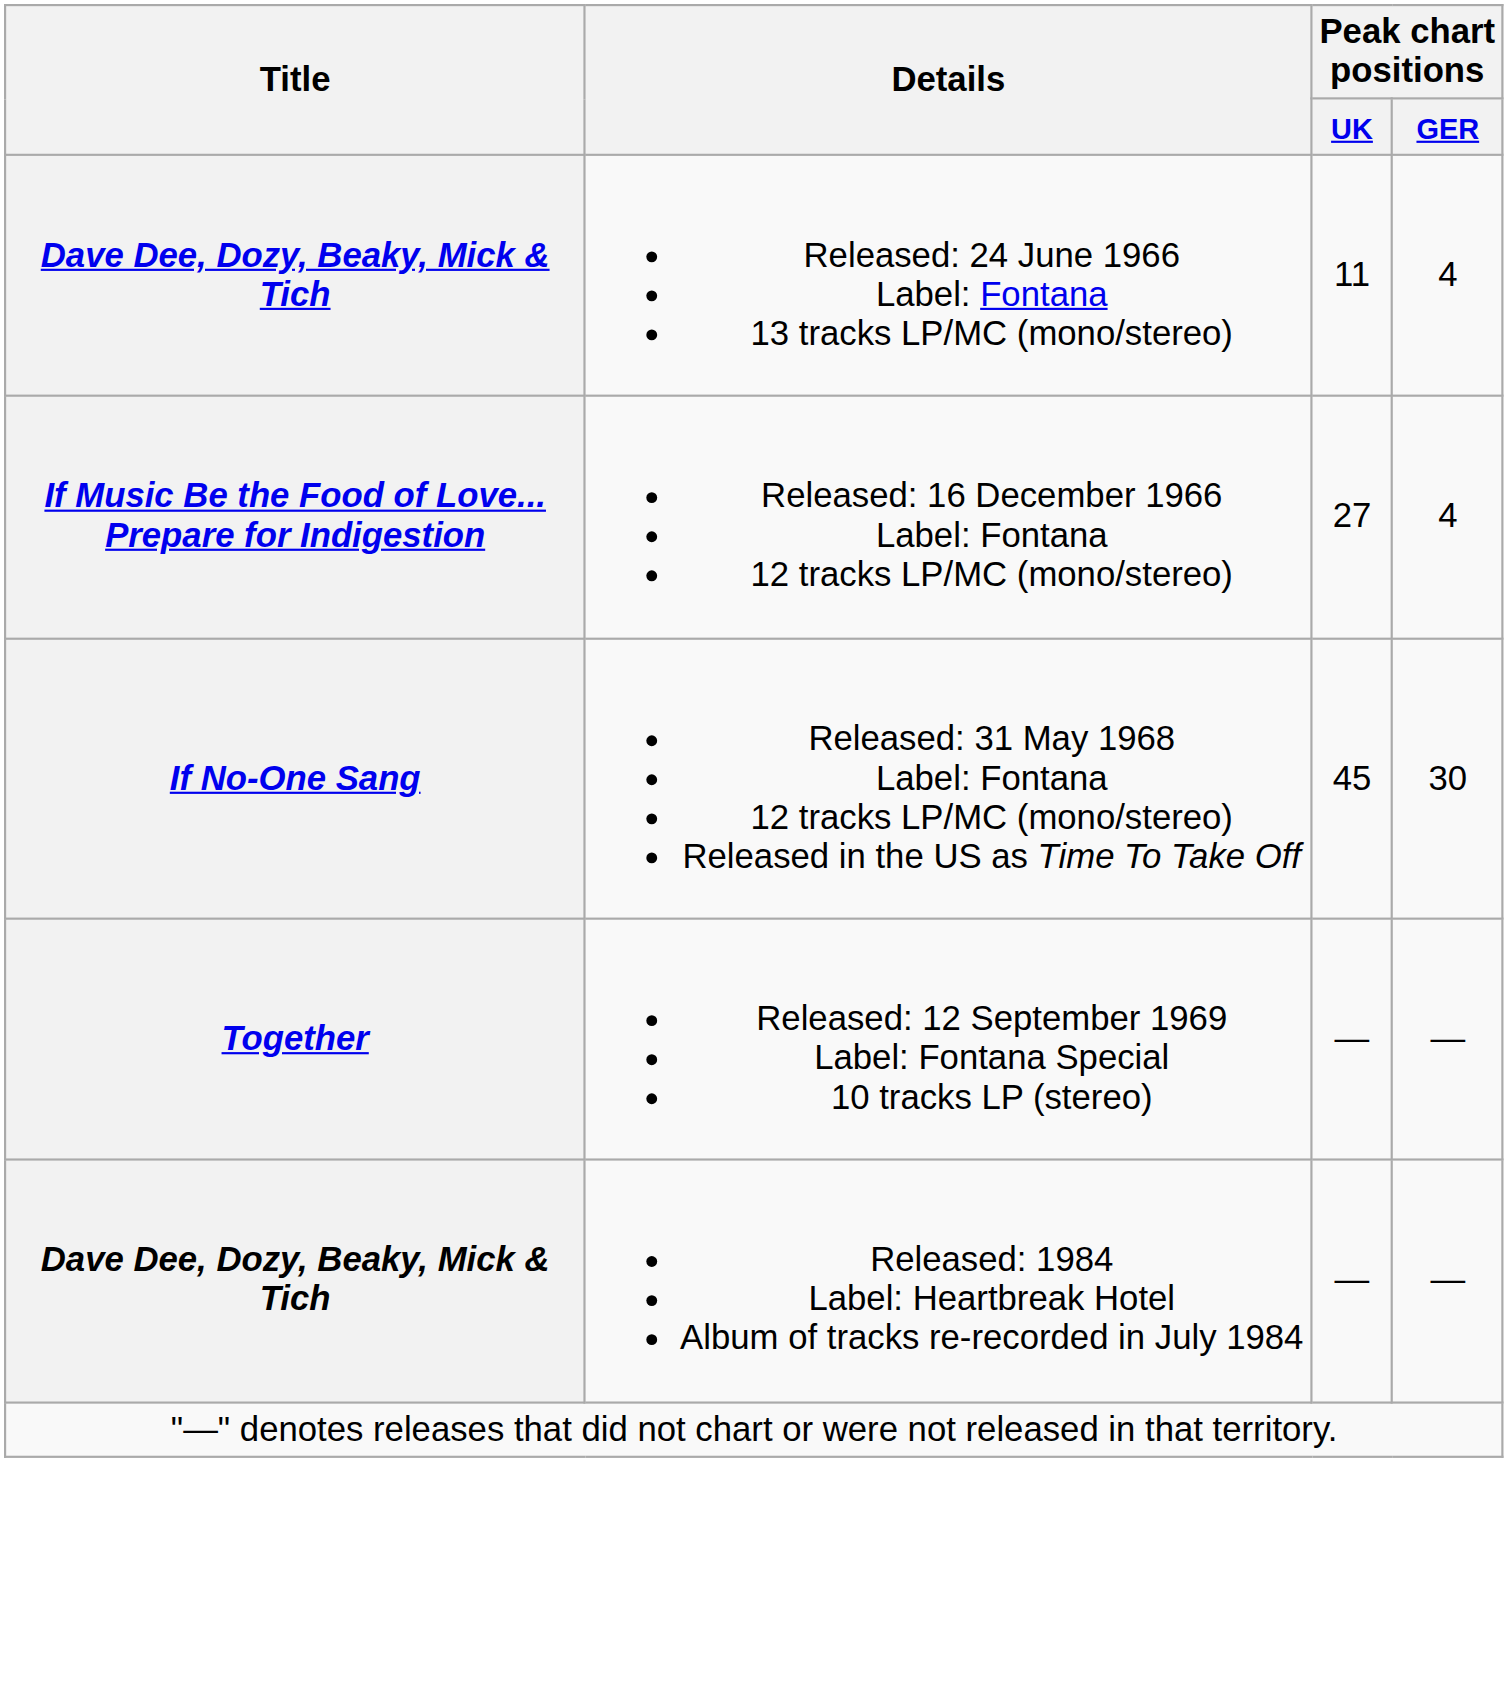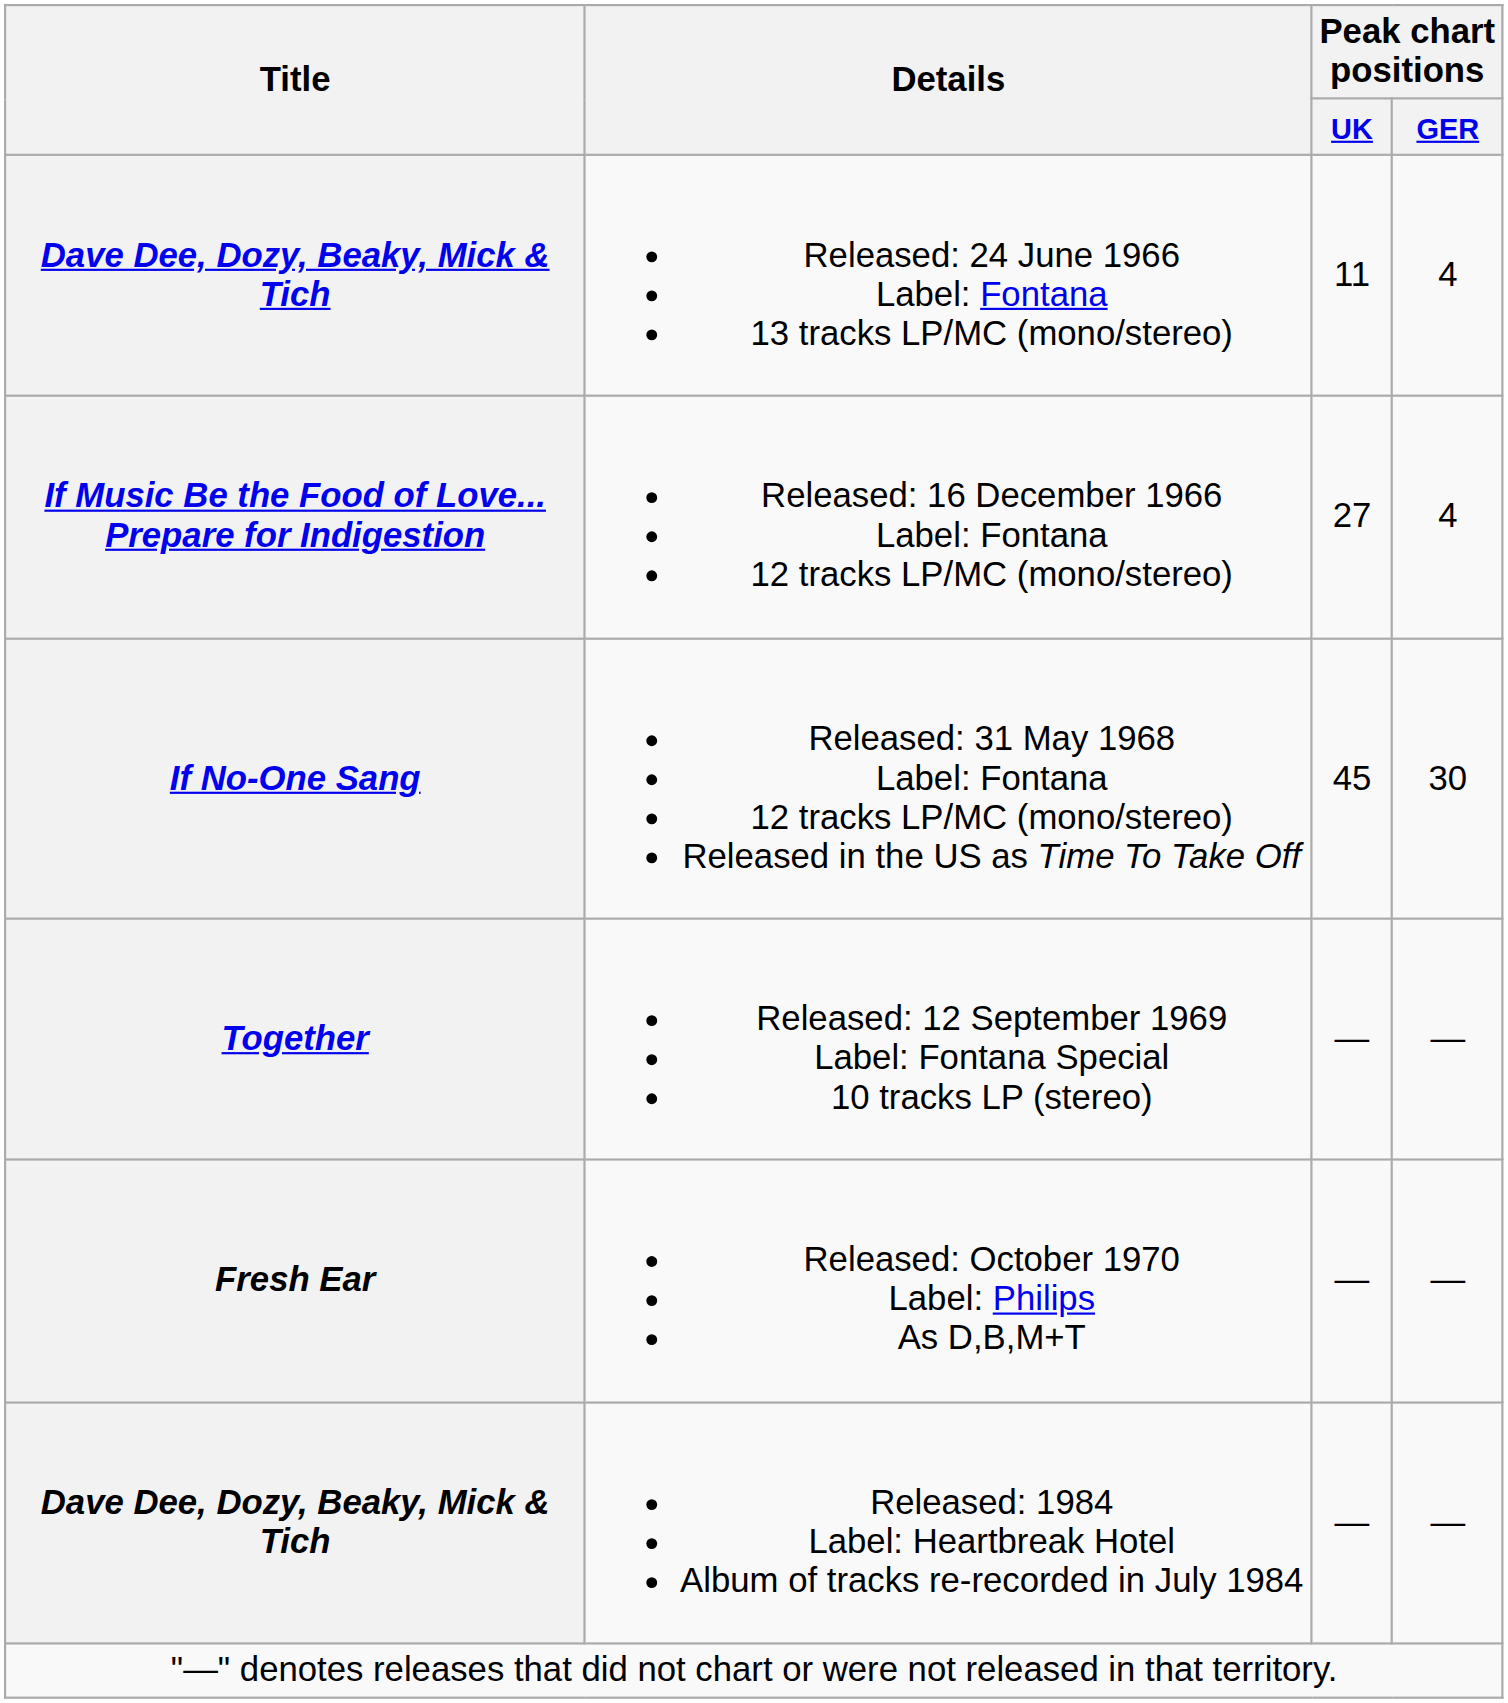+ row: (948, 1300)
